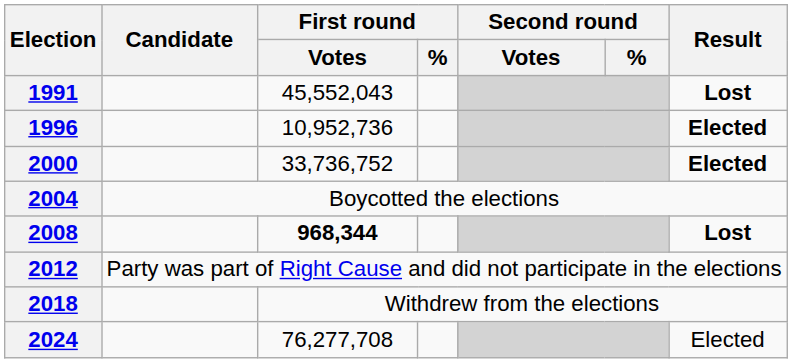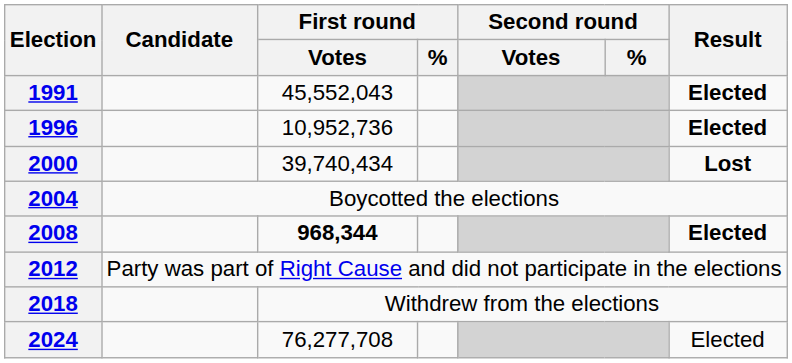(728, 92) Lost -> (728, 92) Elected
(337, 163) 33,736,752 -> (337, 163) 39,740,434
(728, 163) Elected -> (728, 163) Lost
(728, 233) Lost -> (728, 233) Elected
